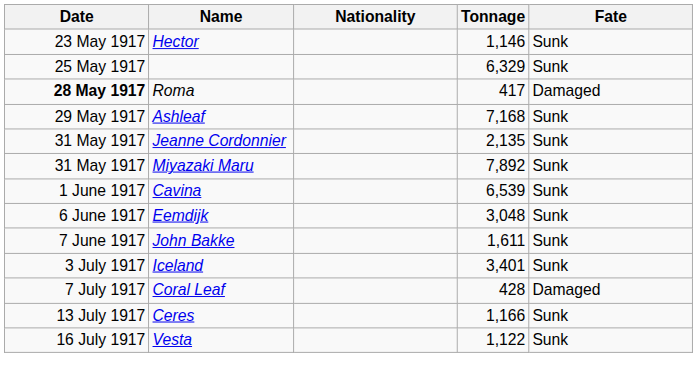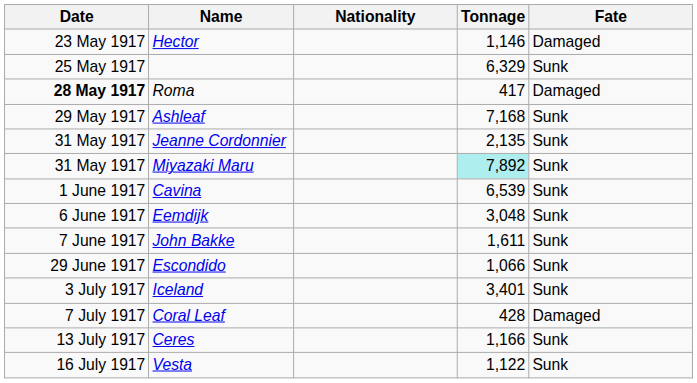(550, 41) Sunk -> (566, 41) Damaged
(506, 166) no background -> (506, 166) paleturquoise background
+ row: (189, 265)
